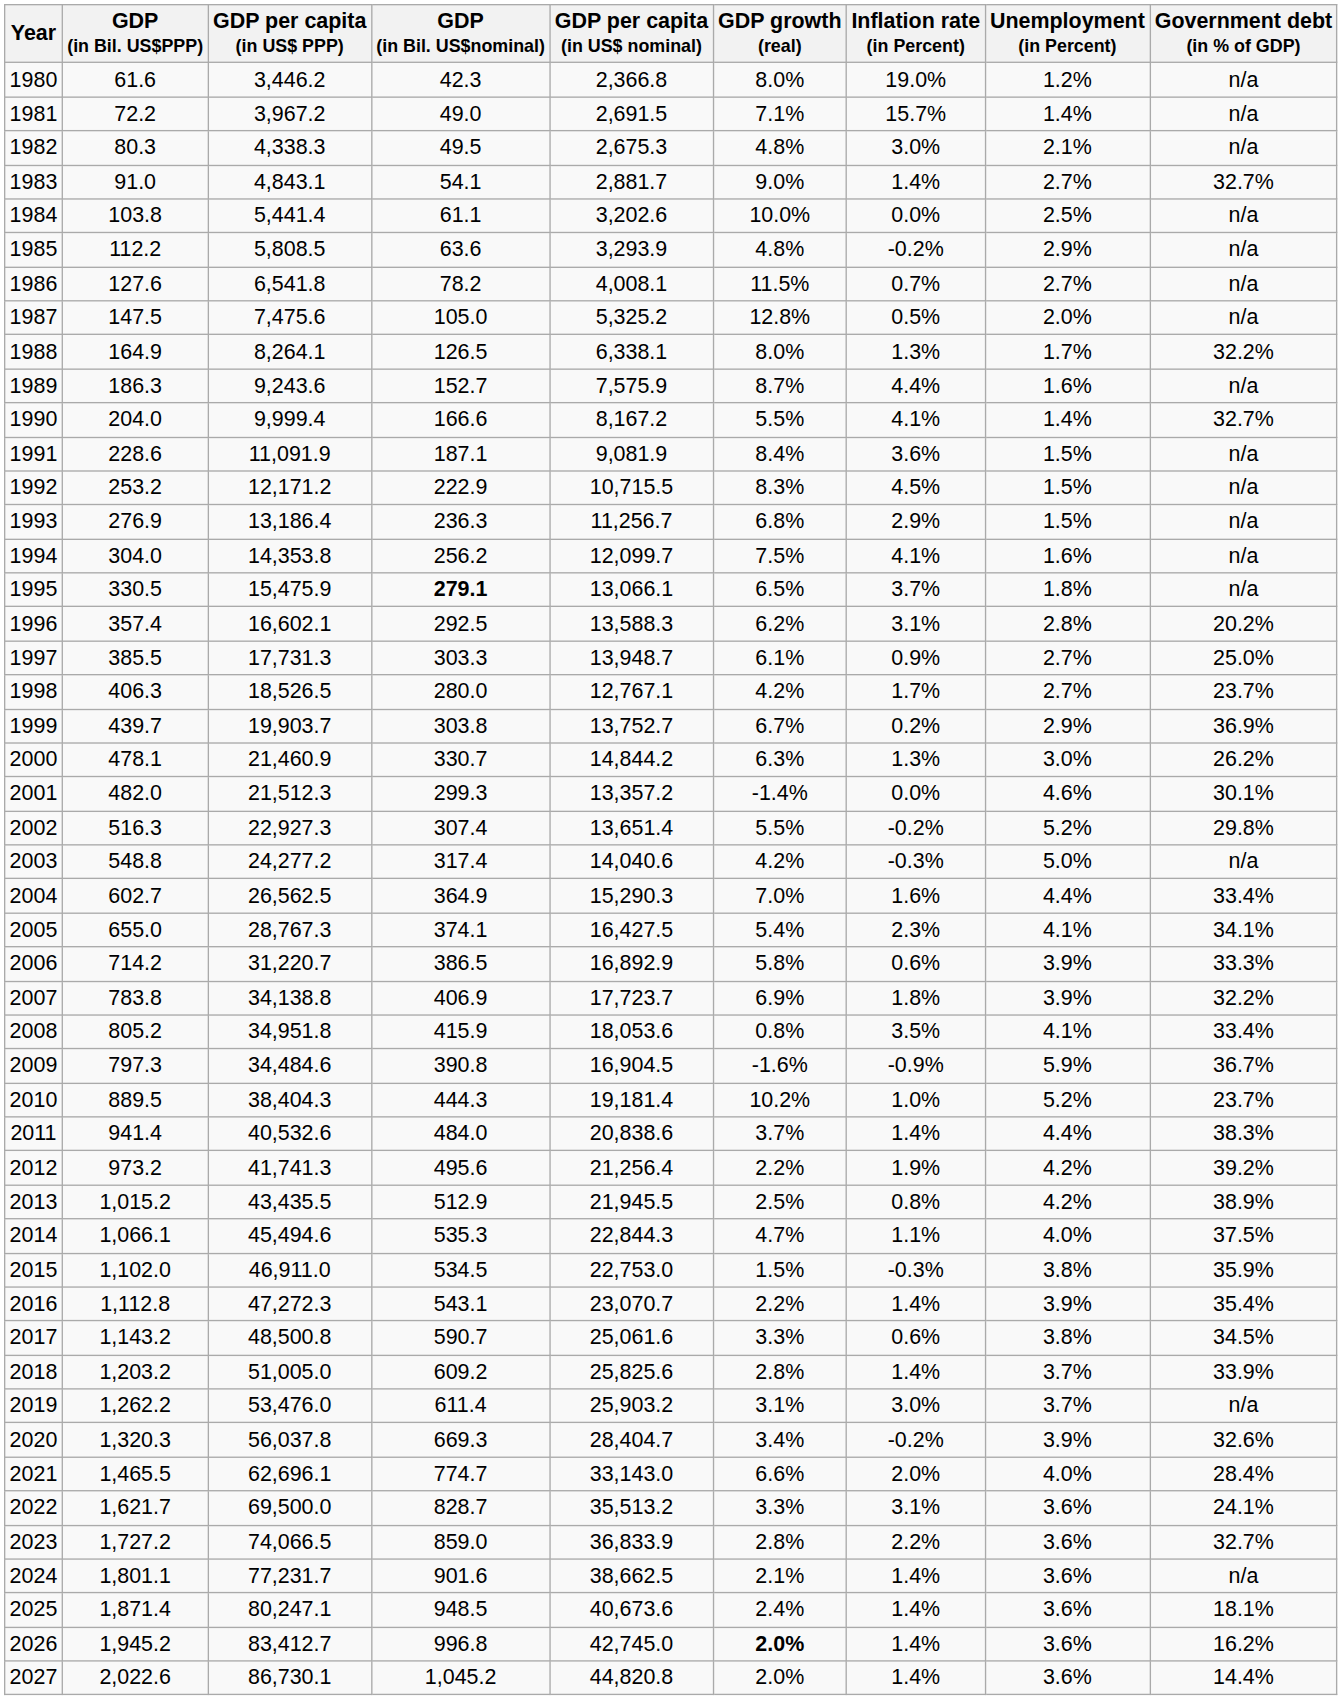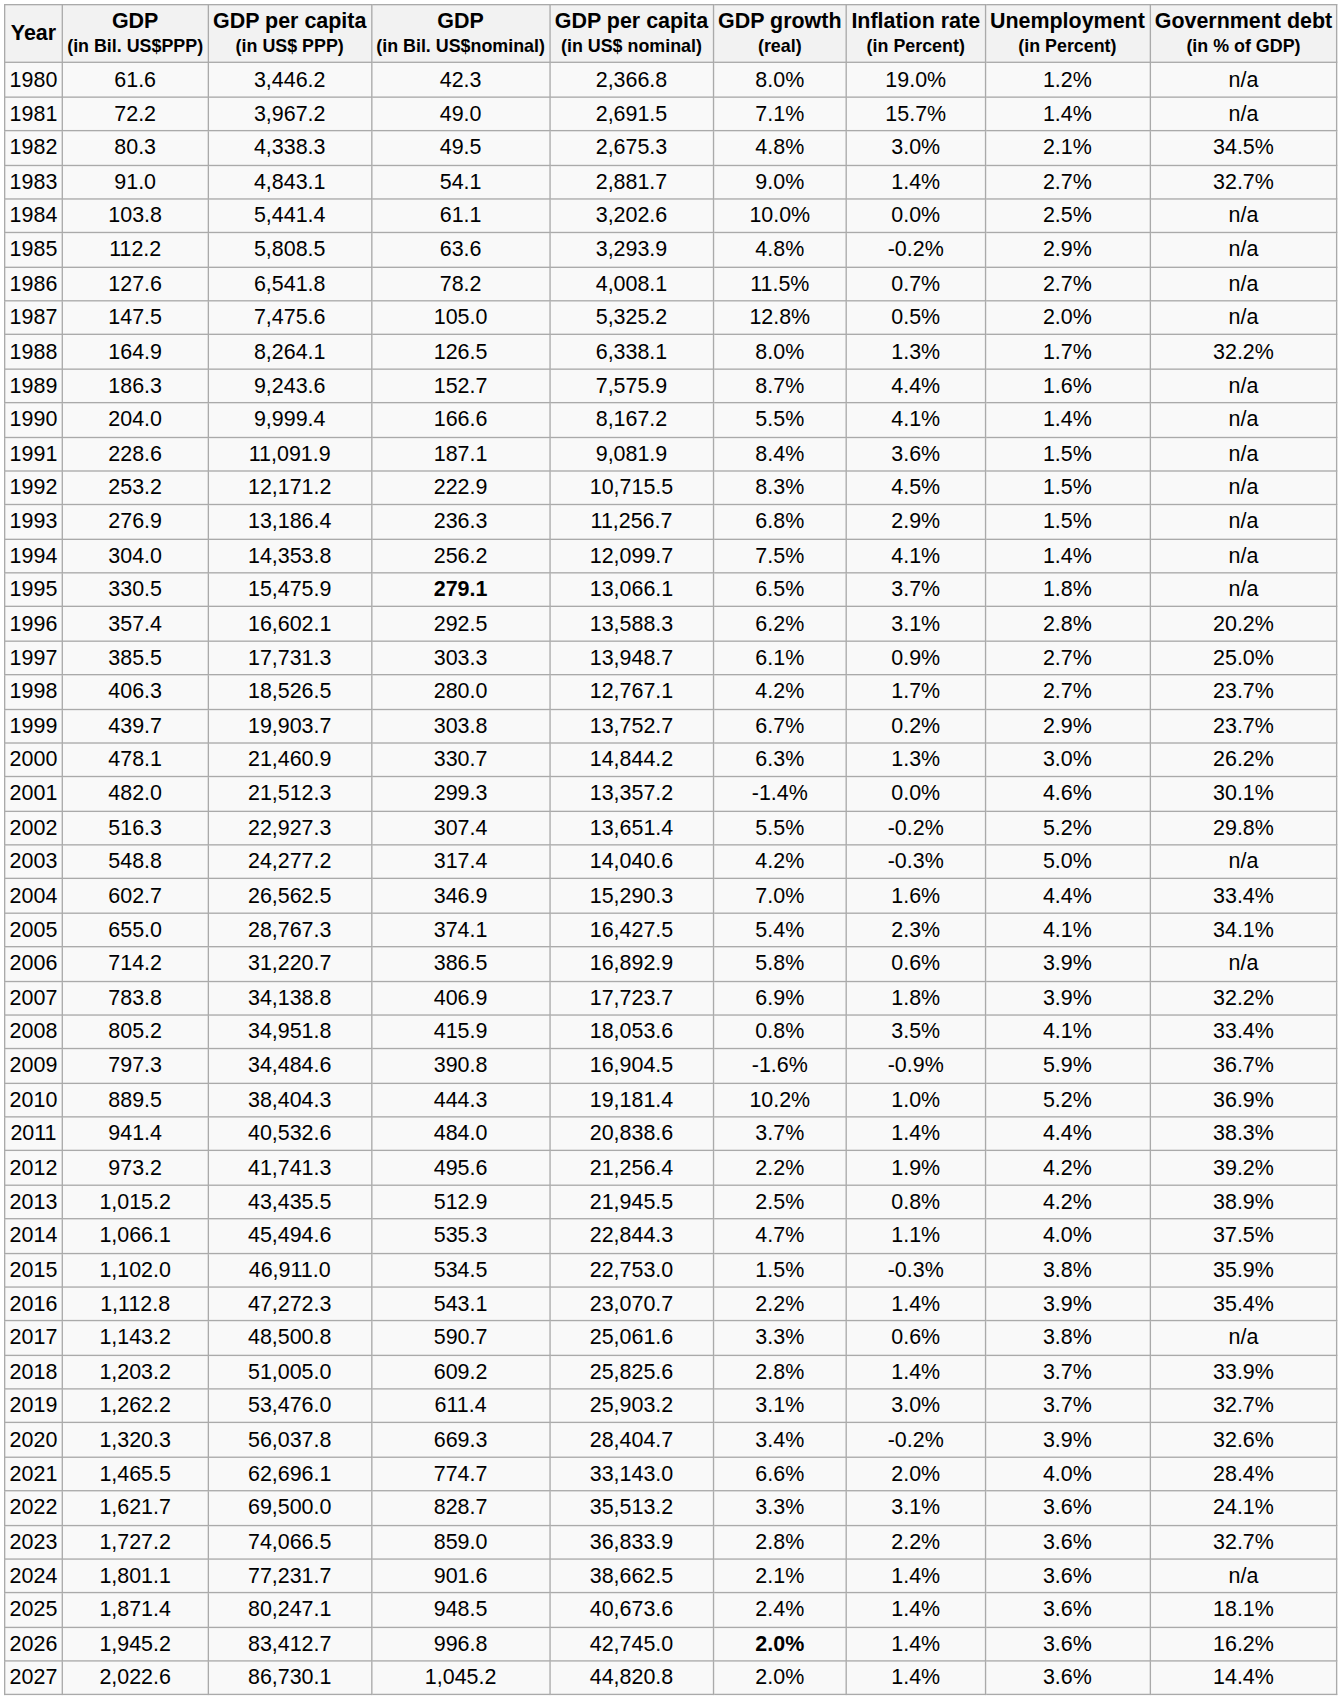(1243, 147) n/a -> (1243, 147) 34.5%
(1243, 419) 32.7% -> (1243, 419) n/a
(1067, 555) 1.6% -> (1067, 555) 1.4%
(1243, 725) 36.9% -> (1243, 725) 23.7%
(461, 895) 364.9 -> (461, 895) 346.9
(1243, 963) 33.3% -> (1243, 963) n/a
(1243, 1099) 23.7% -> (1243, 1099) 36.9%
(1243, 1337) 34.5% -> (1243, 1337) n/a
(1243, 1405) n/a -> (1243, 1405) 32.7%
